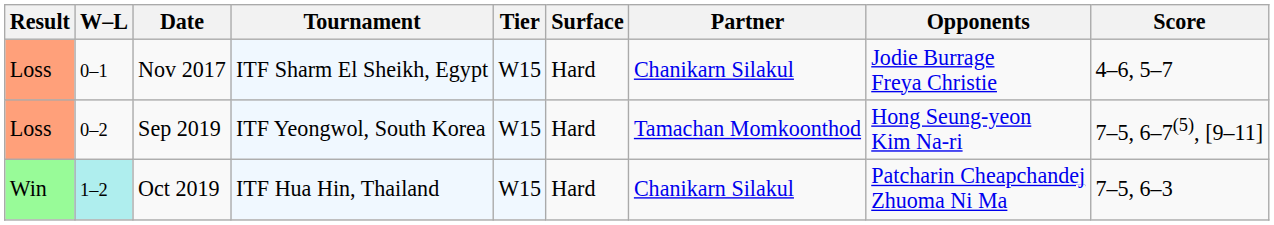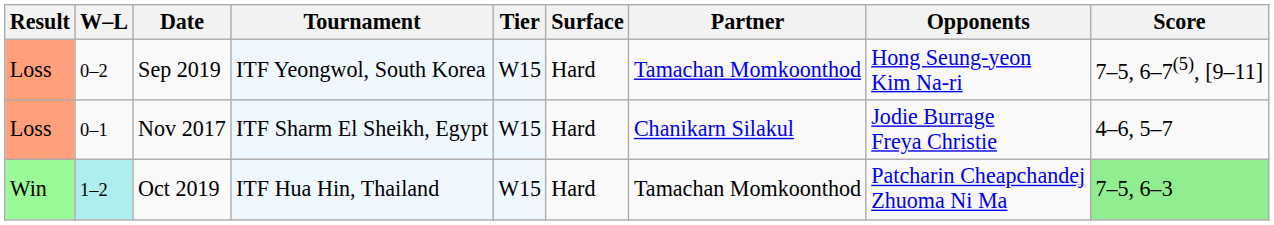rows swapped: (182, 69) <-> (179, 129)
(714, 189) Chanikarn Silakul -> (747, 189) Tamachan Momkoonthod
(1134, 189) no background -> (1134, 189) lightgreen background
